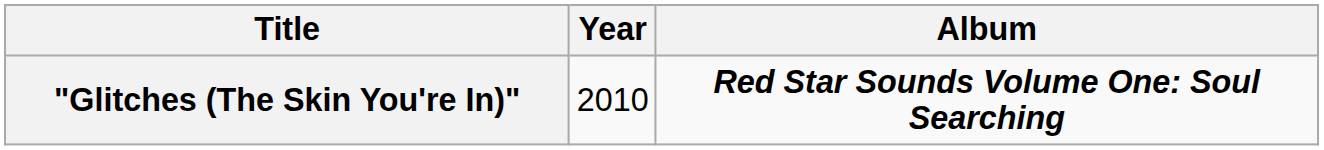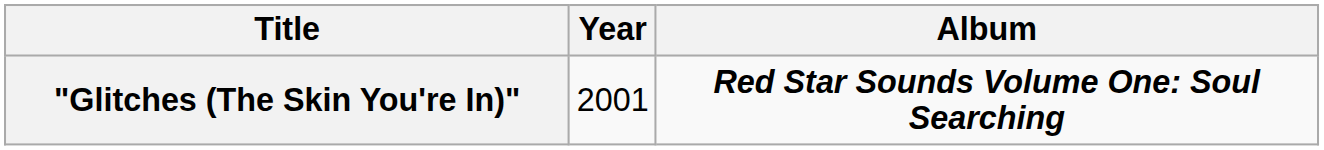(613, 99) 2010 -> (613, 99) 2001
